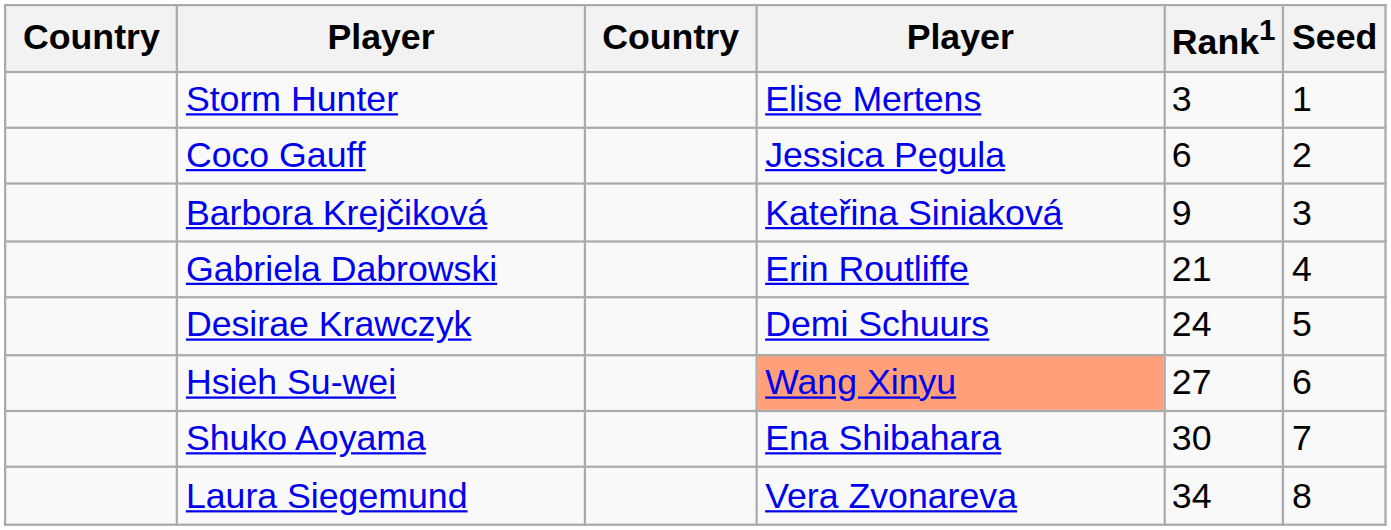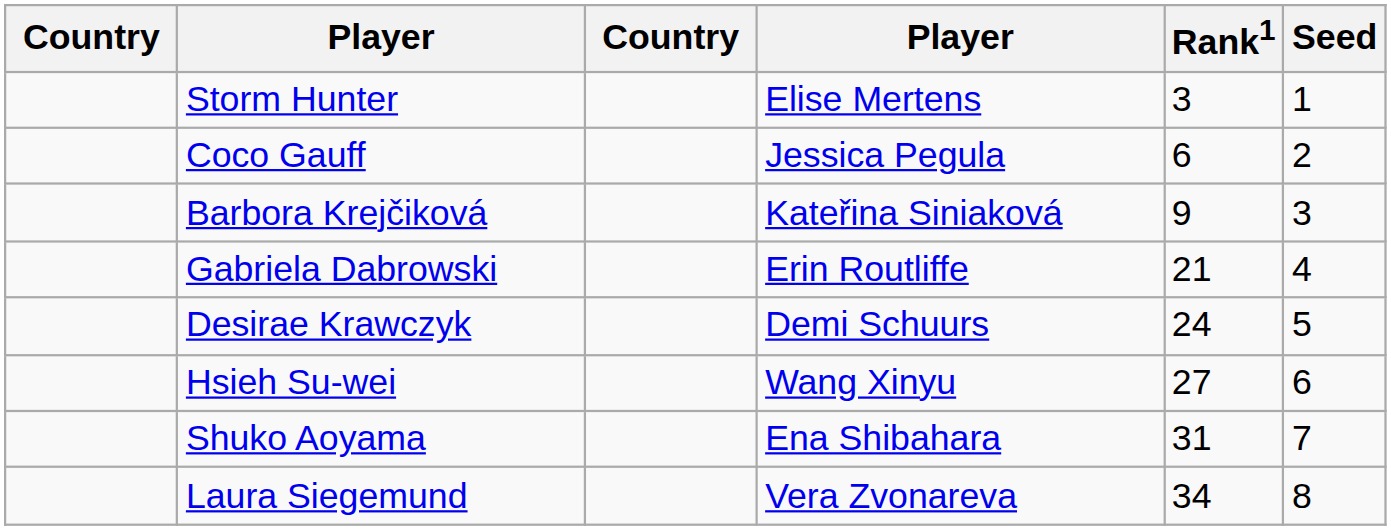(861, 381) lightsalmon background -> (861, 381) no background
(1192, 438) 30 -> (1192, 438) 31
